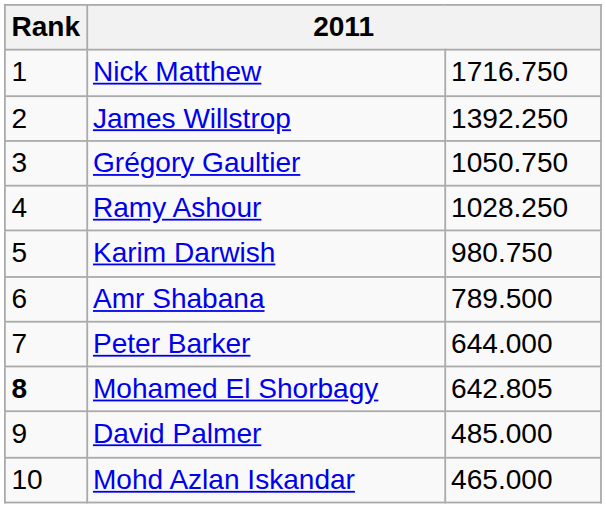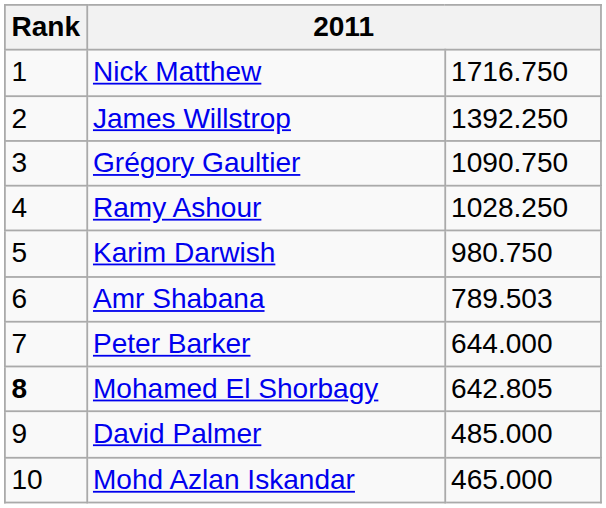(510, 162) 1050.750 -> (510, 162) 1090.750
(502, 297) 789.500 -> (502, 297) 789.503
